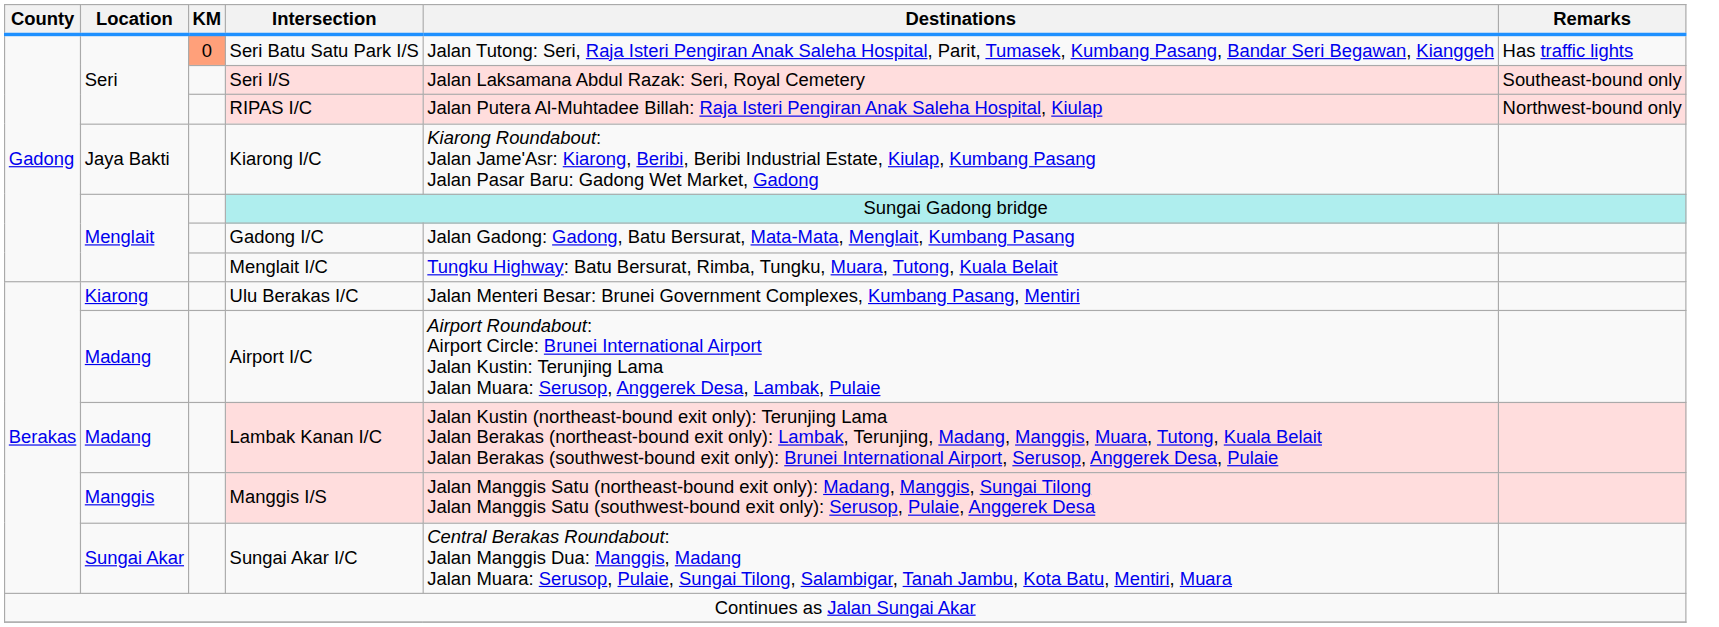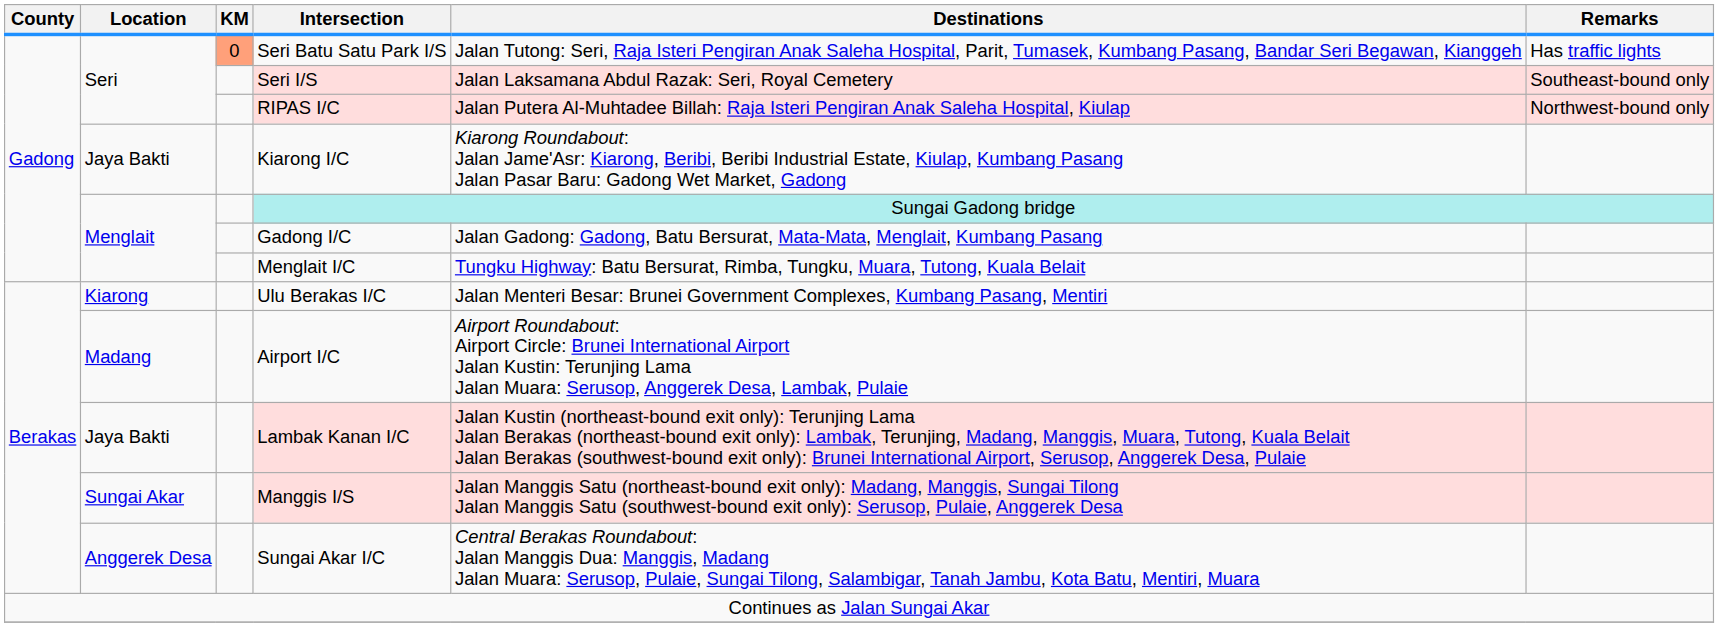(118, 437) Madang -> (127, 437) Jaya Bakti
(120, 497) Manggis -> (134, 497) Sungai Akar
(134, 557) Sungai Akar -> (148, 557) Anggerek Desa
